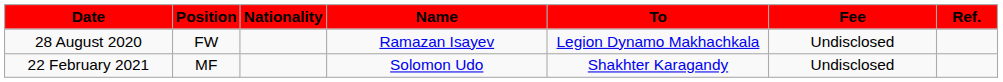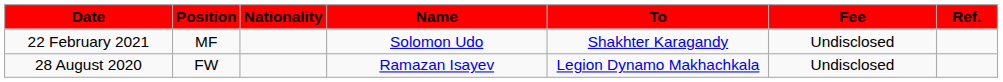rows swapped: (88, 41) <-> (88, 66)
